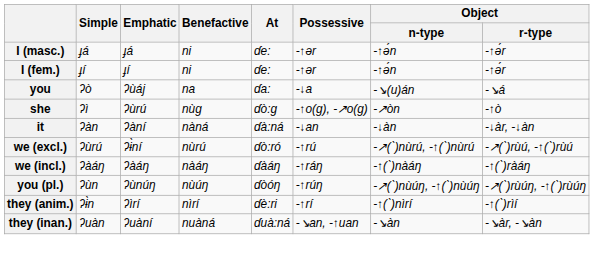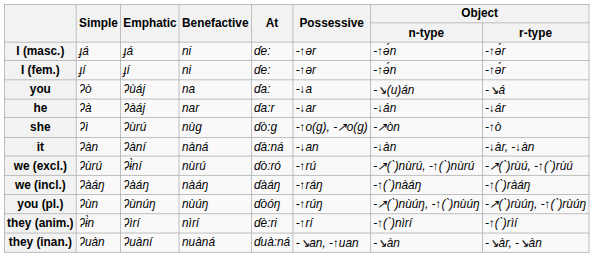+ row: (40, 108)
